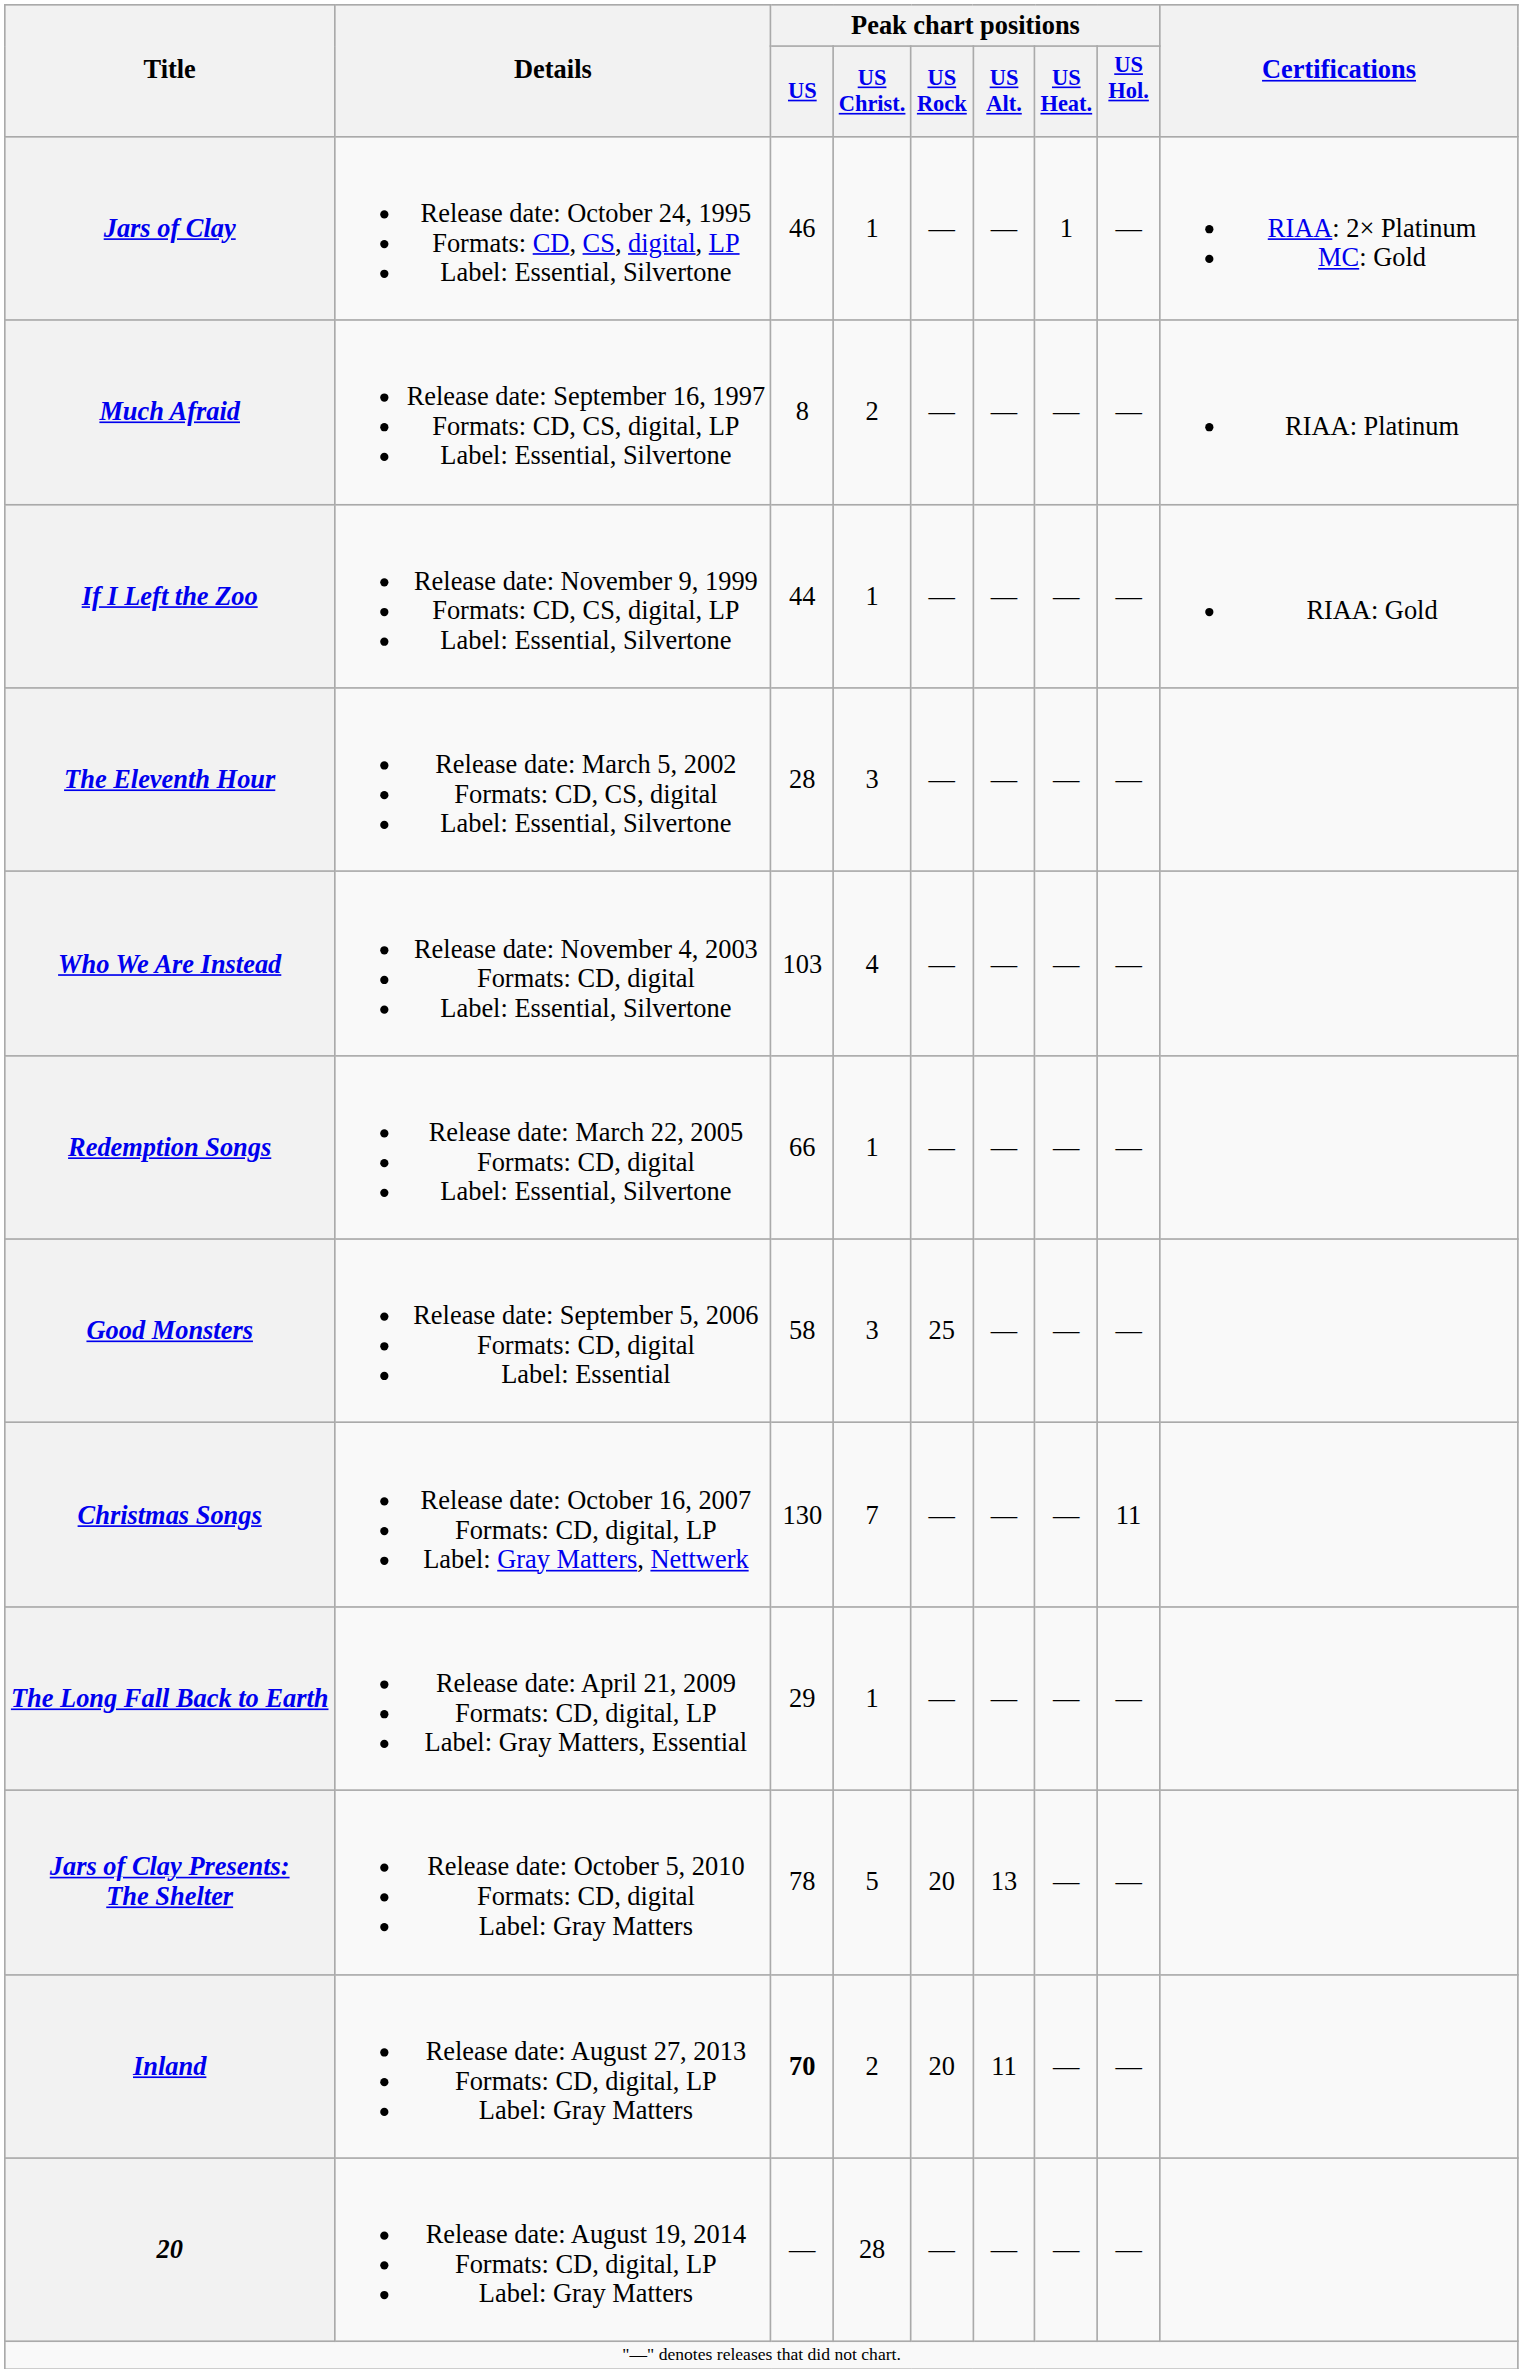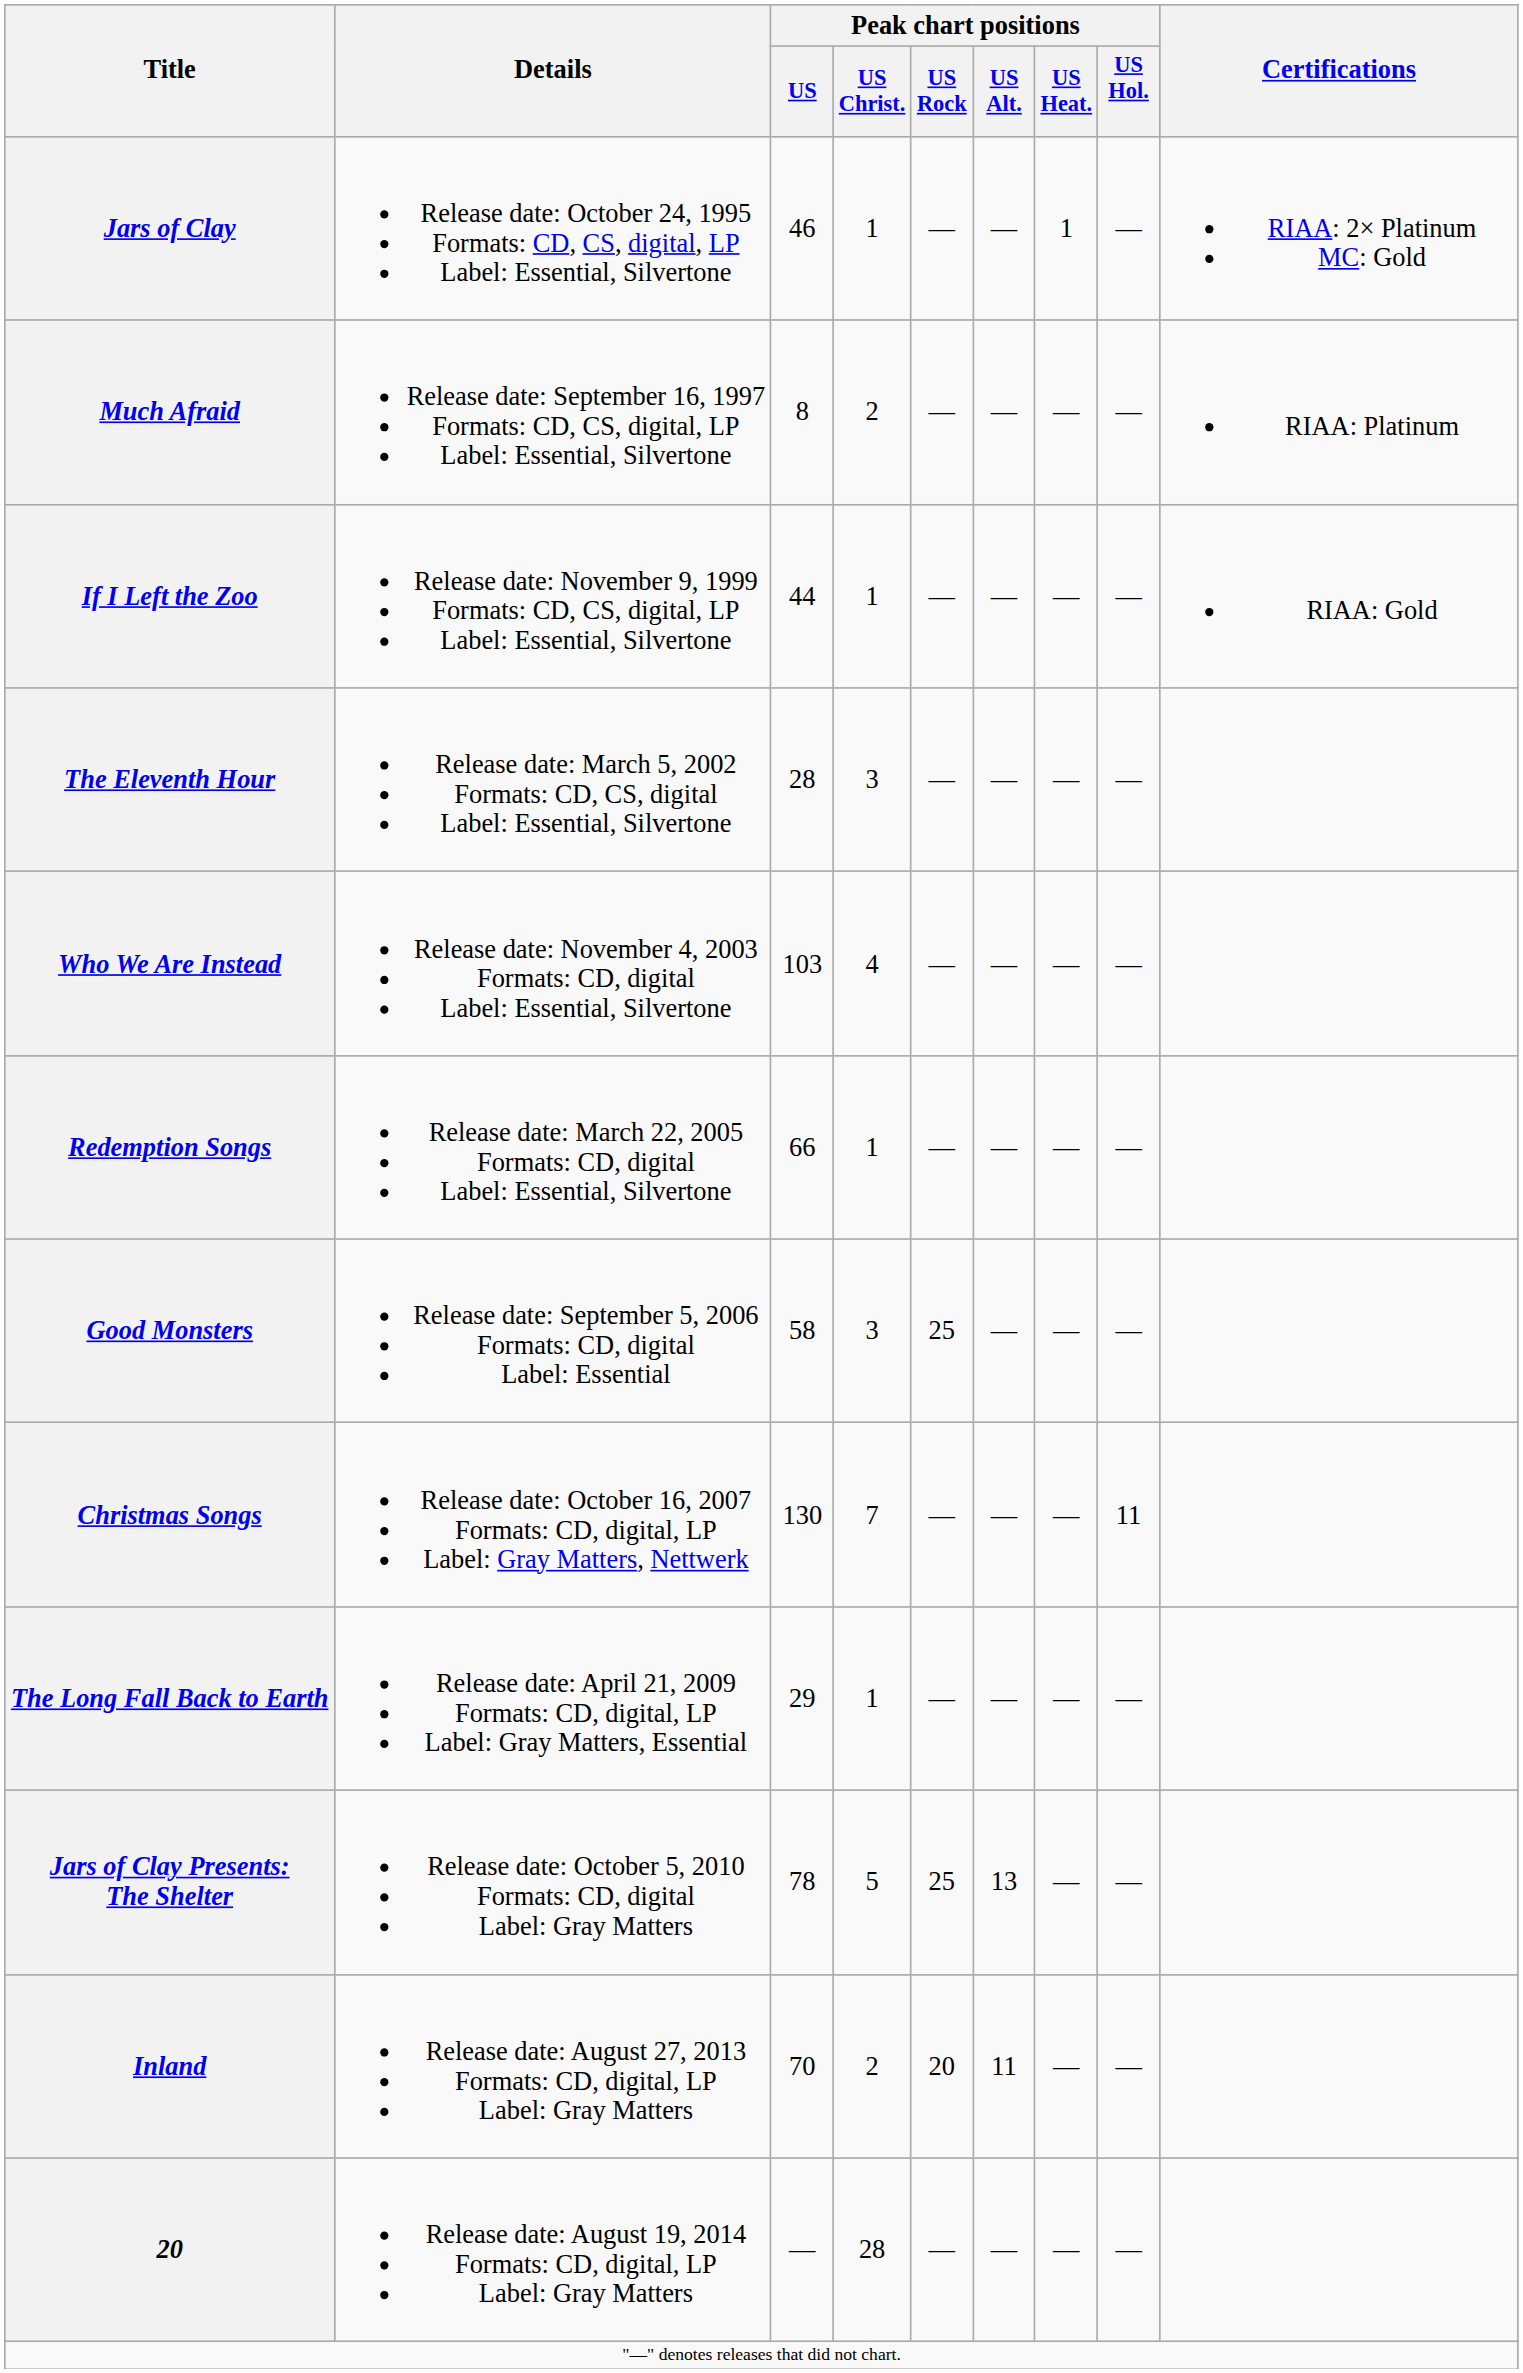(942, 1881) 20 -> (942, 1881) 25
(802, 2065) bold -> (802, 2065) normal
